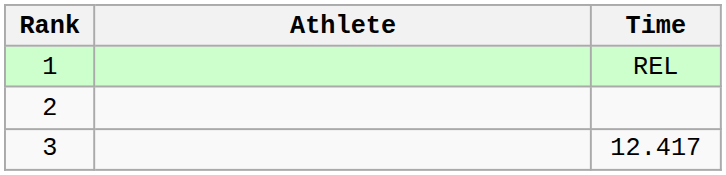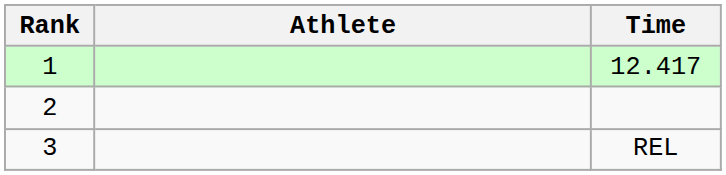(656, 67) REL -> (656, 67) 12.417
(656, 149) 12.417 -> (656, 149) REL
